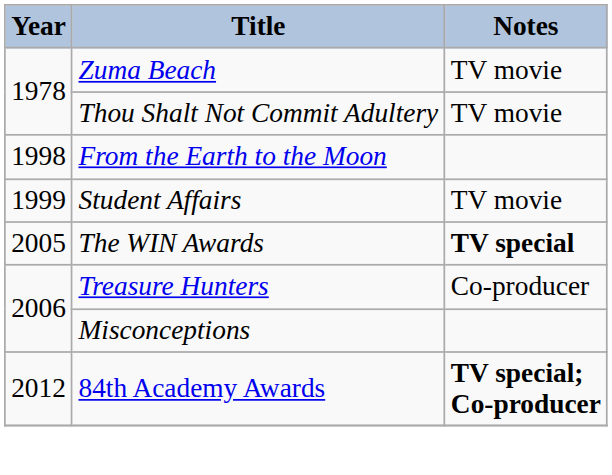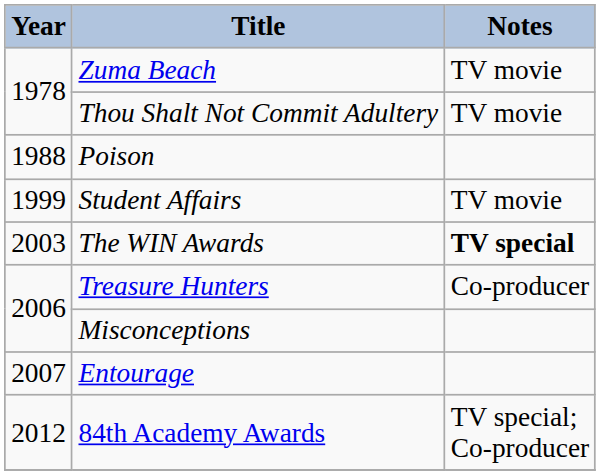+ row: (116, 156)
- row: (233, 156)
(39, 243) 2005 -> (39, 243) 2003
+ row: (136, 373)
(526, 388) bold -> (520, 432) normal
